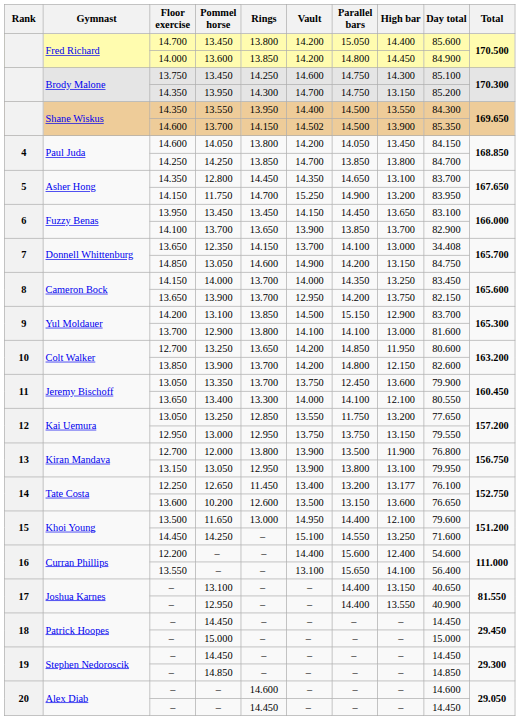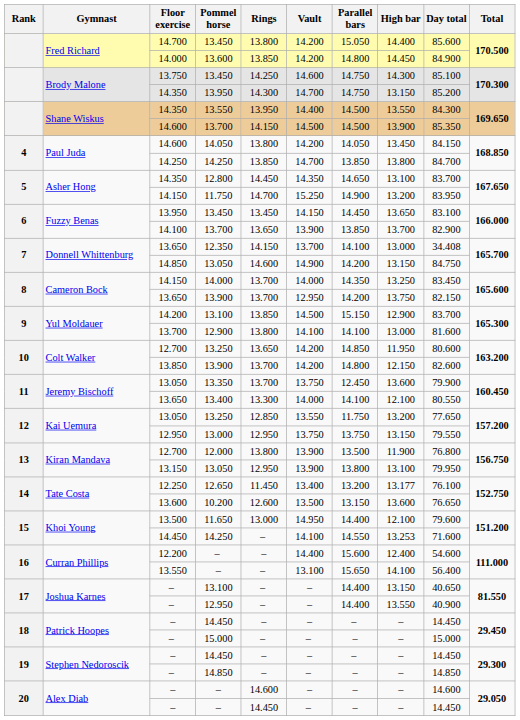(310, 127) 14.502 -> (310, 127) 14.500
(310, 536) 15.100 -> (310, 536) 14.100
(401, 536) 13.250 -> (401, 536) 13.253
